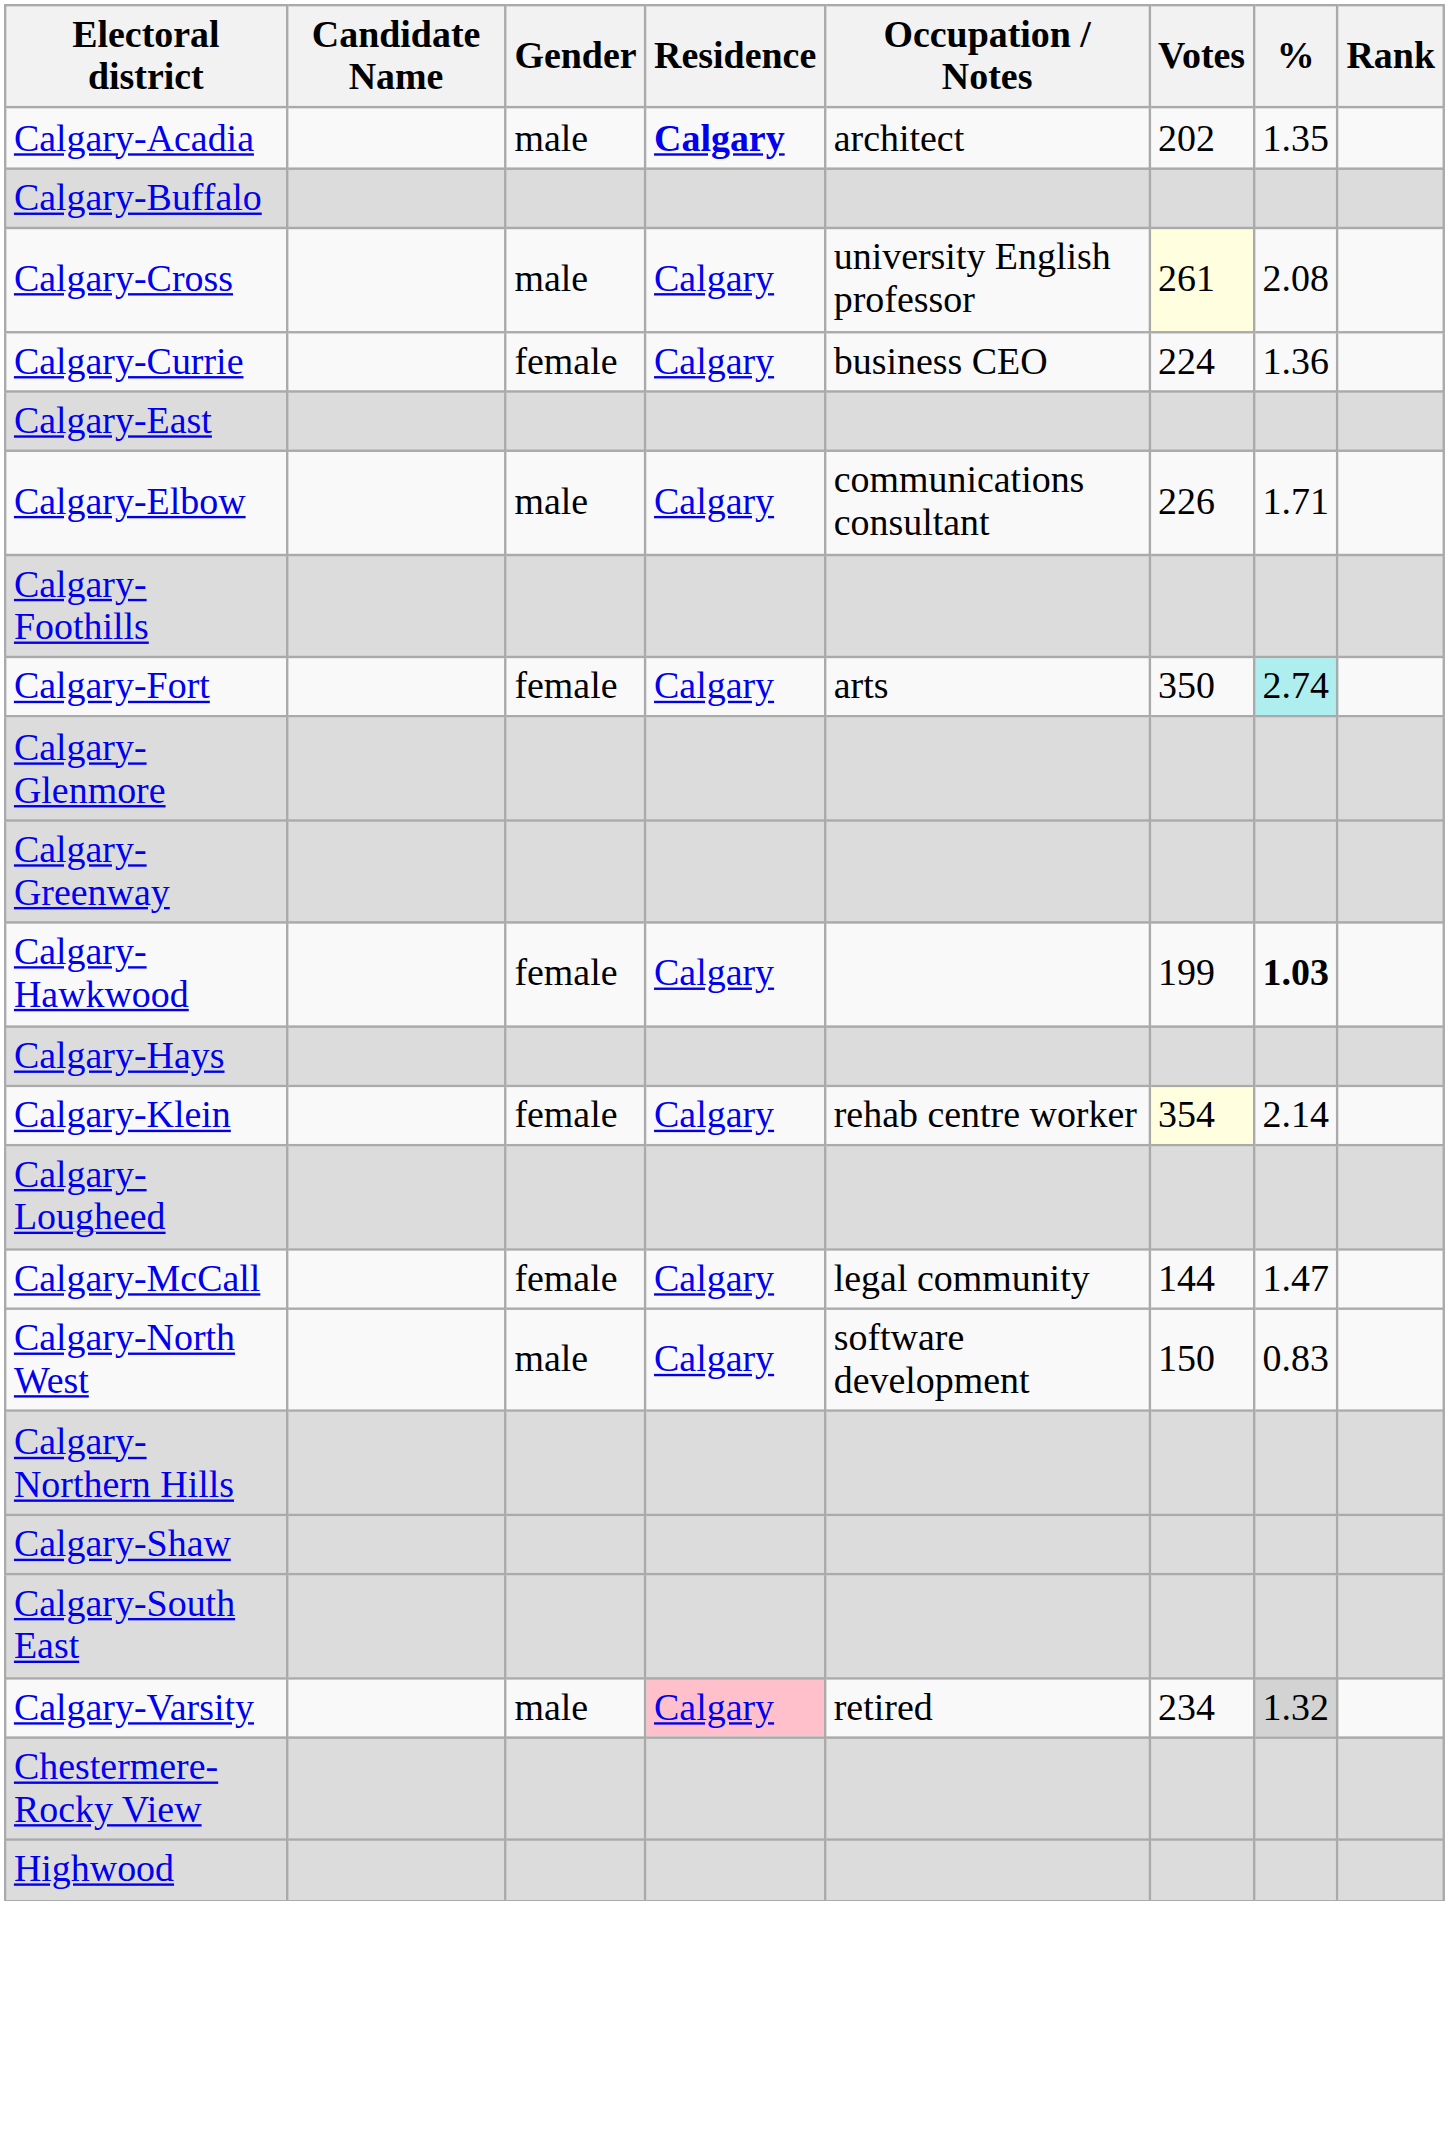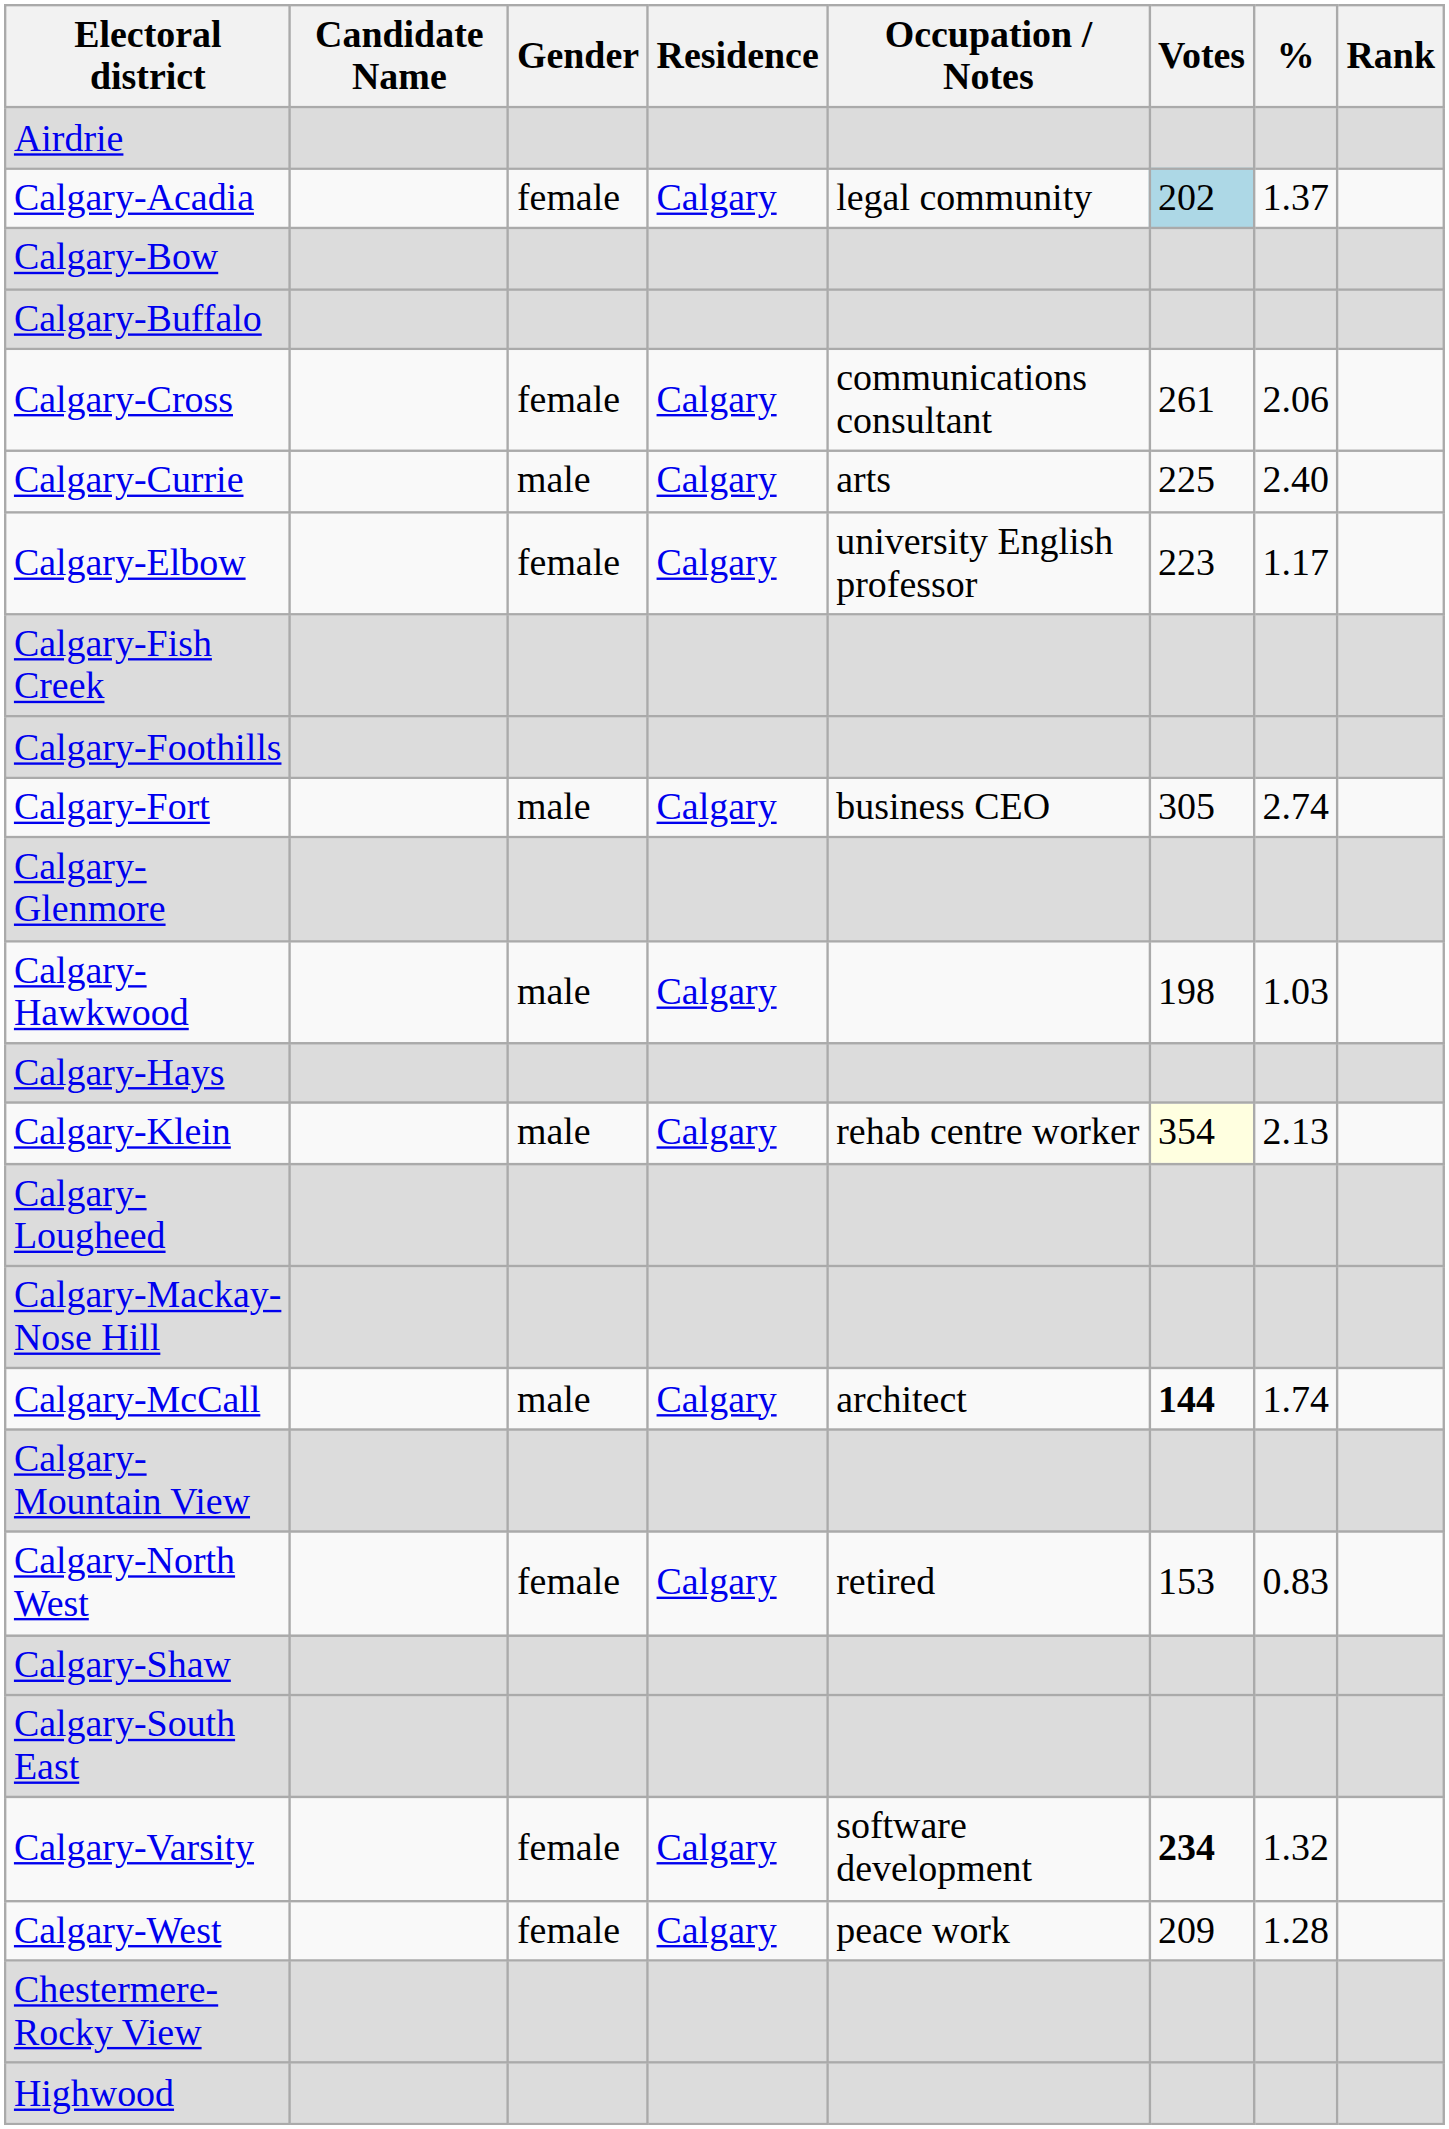+ row: (69, 137)
(551, 137) male -> (569, 197) female
(719, 137) bold -> (717, 197) normal
(899, 137) architect -> (964, 197) legal community
(1186, 137) no background -> (1186, 197) lightblue background
(1296, 137) 1.35 -> (1296, 197) 1.37
+ row: (116, 257)
(551, 278) male -> (569, 399) female
(972, 278) university English professor -> (962, 399) communications consultant
(1186, 278) lightyellow background -> (1186, 399) no background
(1296, 278) 2.08 -> (1296, 399) 2.06
(566, 360) female -> (554, 480) male
(941, 360) business CEO -> (864, 480) arts
(1186, 360) 224 -> (1186, 480) 225
(1296, 360) 1.36 -> (1296, 480) 2.40
- row: (113, 420)
(551, 502) male -> (569, 562) female
(959, 502) communications consultant -> (975, 562) university English professor
(1186, 502) 226 -> (1186, 562) 223
(1296, 502) 1.71 -> (1296, 562) 1.17
+ row: (113, 664)
(566, 686) female -> (554, 806) male
(861, 686) arts -> (943, 806) business CEO
(1186, 686) 350 -> (1186, 806) 305
(1296, 686) paleturquoise background -> (1296, 806) no background
- row: (92, 870)
(566, 973) female -> (554, 990) male
(1186, 973) 199 -> (1186, 990) 198
(1296, 973) bold -> (1296, 990) normal
(566, 1114) female -> (554, 1132) male
(1296, 1114) 2.14 -> (1296, 1132) 2.13
+ row: (148, 1316)
(566, 1277) female -> (554, 1398) male
(962, 1277) legal community -> (902, 1398) architect
(1186, 1277) normal -> (1186, 1398) bold
(1296, 1277) 1.47 -> (1296, 1398) 1.74
+ row: (132, 1479)
(551, 1359) male -> (569, 1582) female
(932, 1359) software development -> (886, 1582) retired
(1186, 1359) 150 -> (1186, 1582) 153
- row: (124, 1462)
(551, 1706) male -> (569, 1848) female
(714, 1706) pink background -> (717, 1848) no background
(883, 1706) retired -> (934, 1848) software development
(1186, 1706) normal -> (1186, 1848) bold
(1296, 1706) lightgrey background -> (1296, 1848) no background
+ row: (118, 1929)
